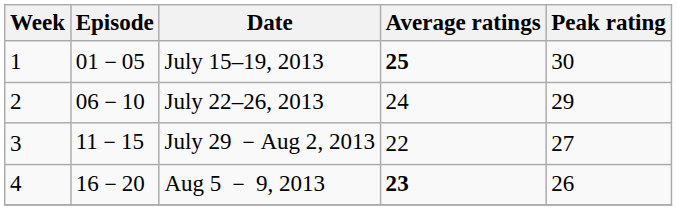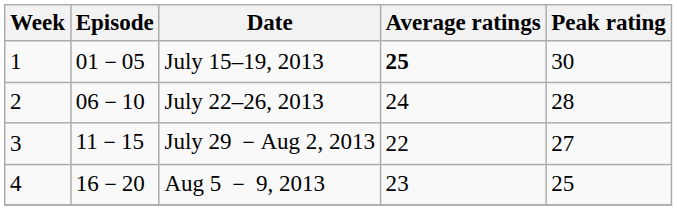(563, 102) 29 -> (563, 102) 28
(397, 184) bold -> (397, 184) normal
(563, 184) 26 -> (563, 184) 25
